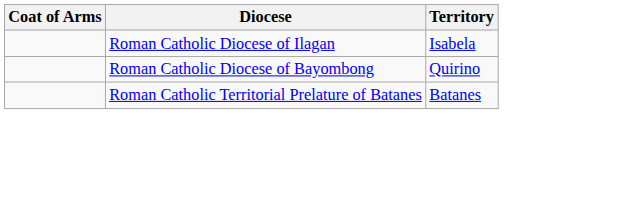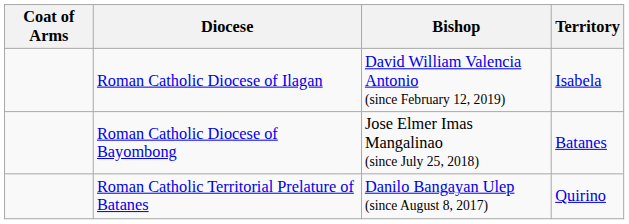+ column: (456, 26)
(455, 69) Quirino -> (581, 142) Batanes
(455, 95) Batanes -> (581, 196) Quirino
